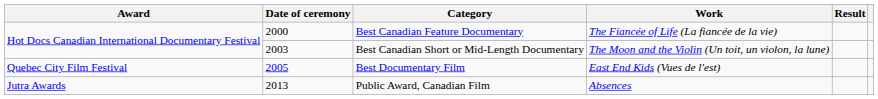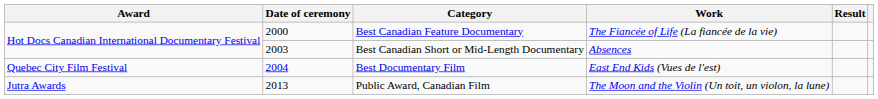(709, 49) The Moon and the Violin (Un toit, un violon, la lune) -> (610, 49) Absences
(277, 67) 2005 -> (277, 67) 2004
(610, 85) Absences -> (709, 85) The Moon and the Violin (Un toit, un violon, la lune)
